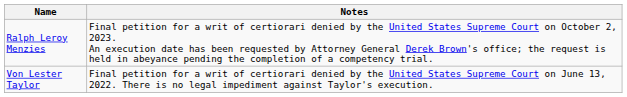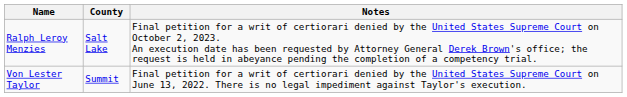+ column: (106, 12)
